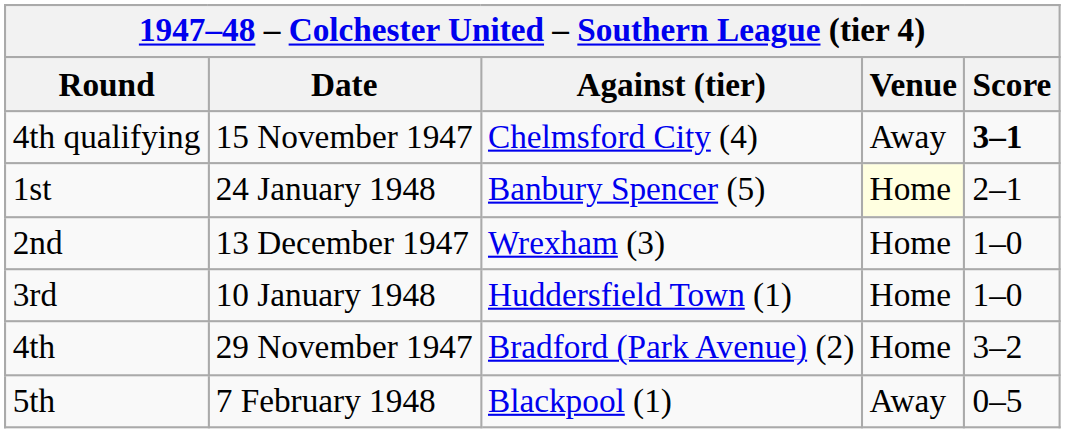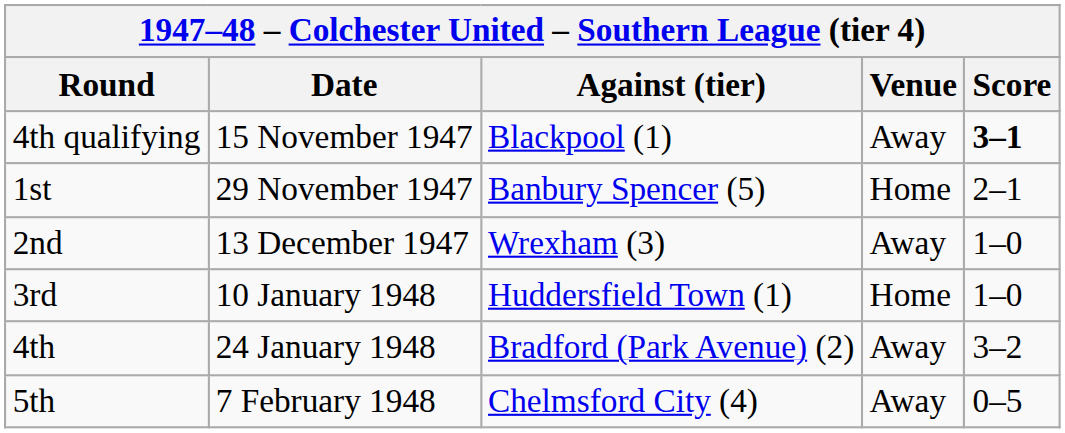(623, 136) Chelmsford City (4) -> (580, 136) Blackpool (1)
(326, 189) 24 January 1948 -> (344, 189) 29 November 1947
(910, 189) lightyellow background -> (910, 189) no background
(910, 242) Home -> (908, 242) Away
(344, 347) 29 November 1947 -> (326, 347) 24 January 1948
(910, 347) Home -> (908, 347) Away
(580, 400) Blackpool (1) -> (623, 400) Chelmsford City (4)
